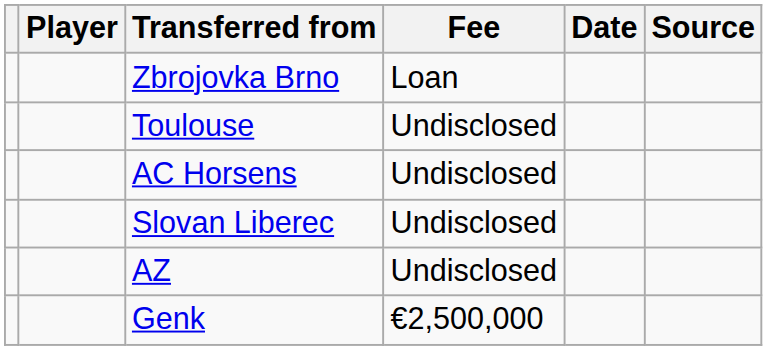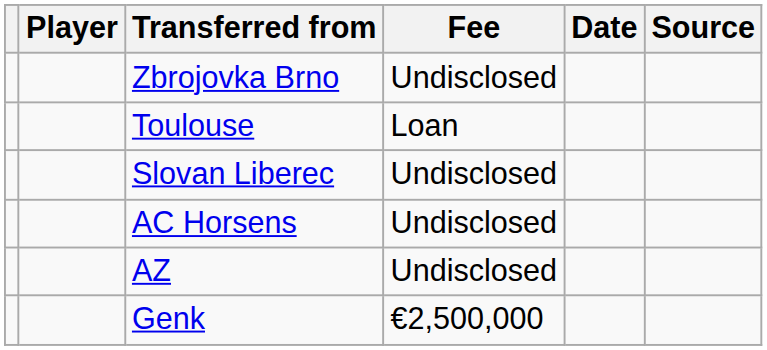(425, 77) Loan -> (474, 77) Undisclosed
(474, 125) Undisclosed -> (425, 125) Loan
rows swapped: (233, 222) <-> (214, 174)
